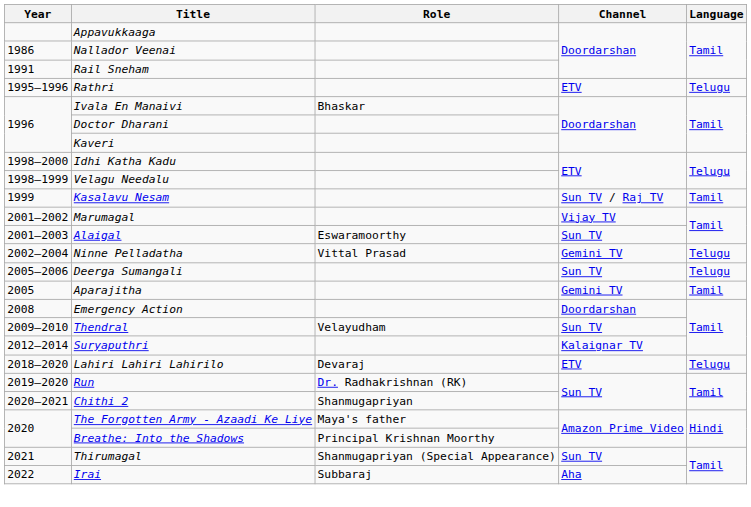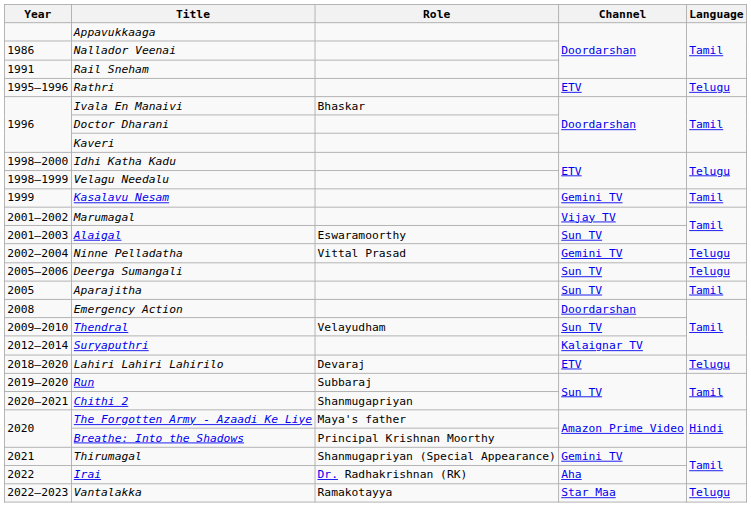(612, 198) Sun TV / Raj TV -> (592, 198) Gemini TV
(592, 290) Gemini TV -> (582, 290) Sun TV
(392, 382) Dr. Radhakrishnan (RK) -> (345, 382) Subbaraj
(582, 456) Sun TV -> (592, 456) Gemini TV
(345, 474) Subbaraj -> (392, 474) Dr. Radhakrishnan (RK)
+ row: (108, 493)
